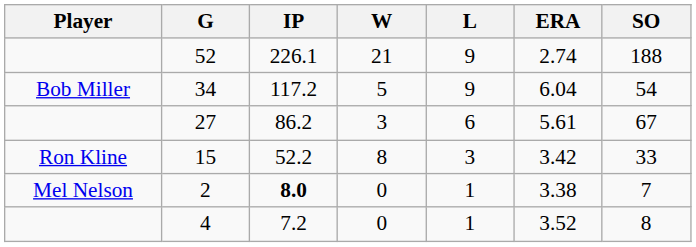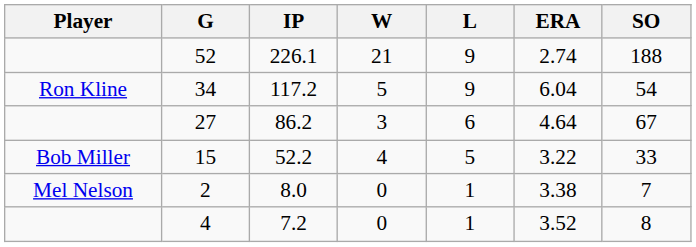(83, 88) Bob Miller -> (83, 88) Ron Kline
(558, 122) 5.61 -> (558, 122) 4.64
(83, 156) Ron Kline -> (83, 156) Bob Miller
(382, 156) 8 -> (382, 156) 4
(470, 156) 3 -> (470, 156) 5
(558, 156) 3.42 -> (558, 156) 3.22
(294, 190) bold -> (294, 190) normal
